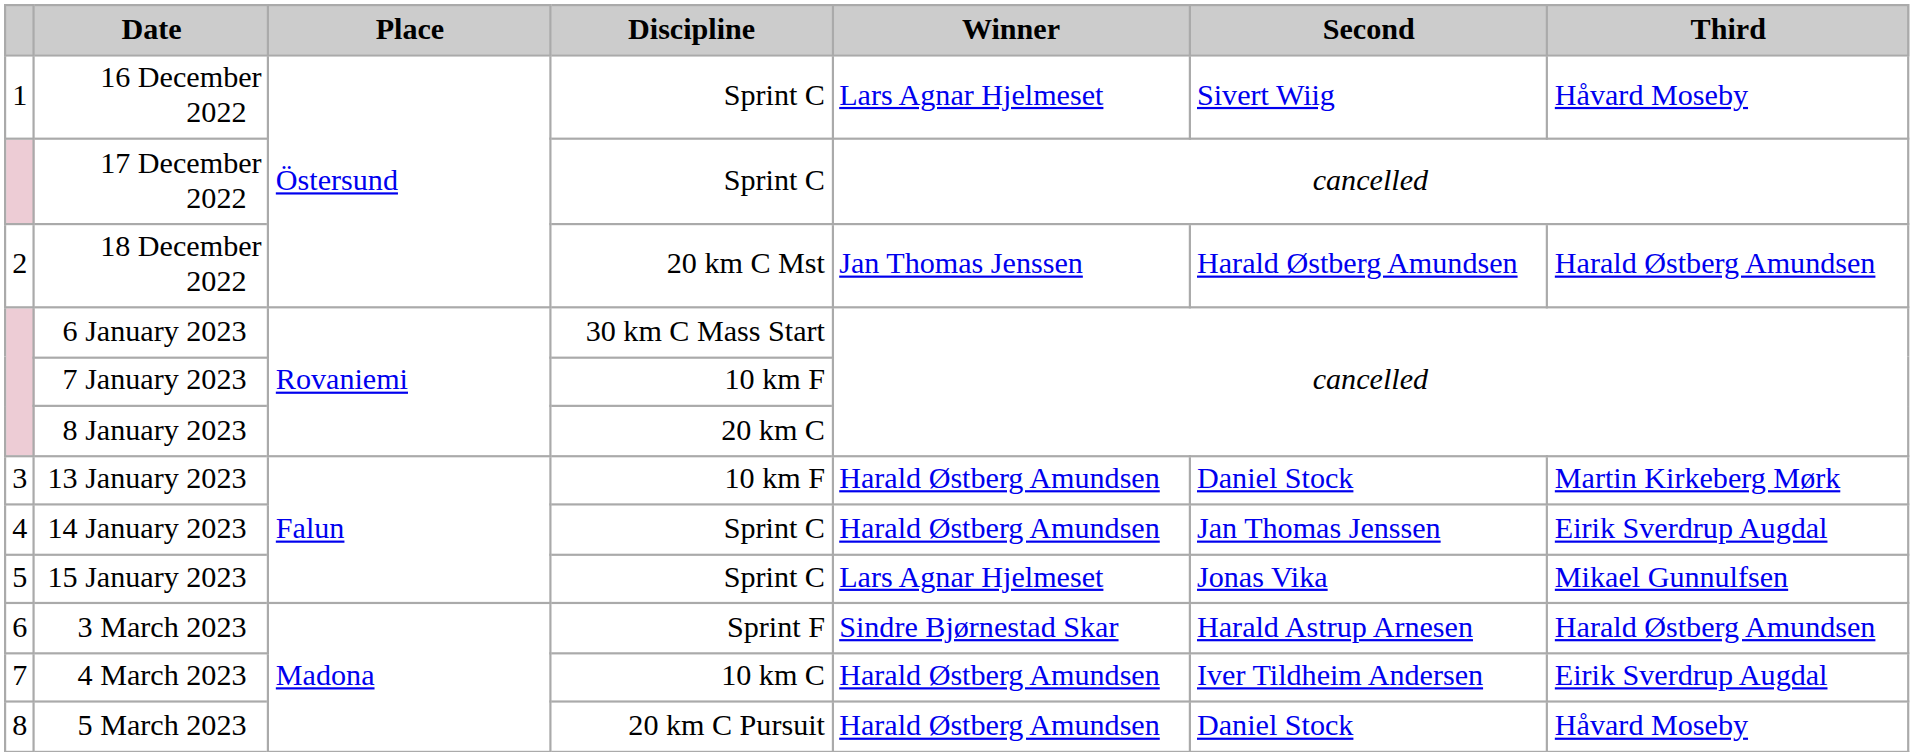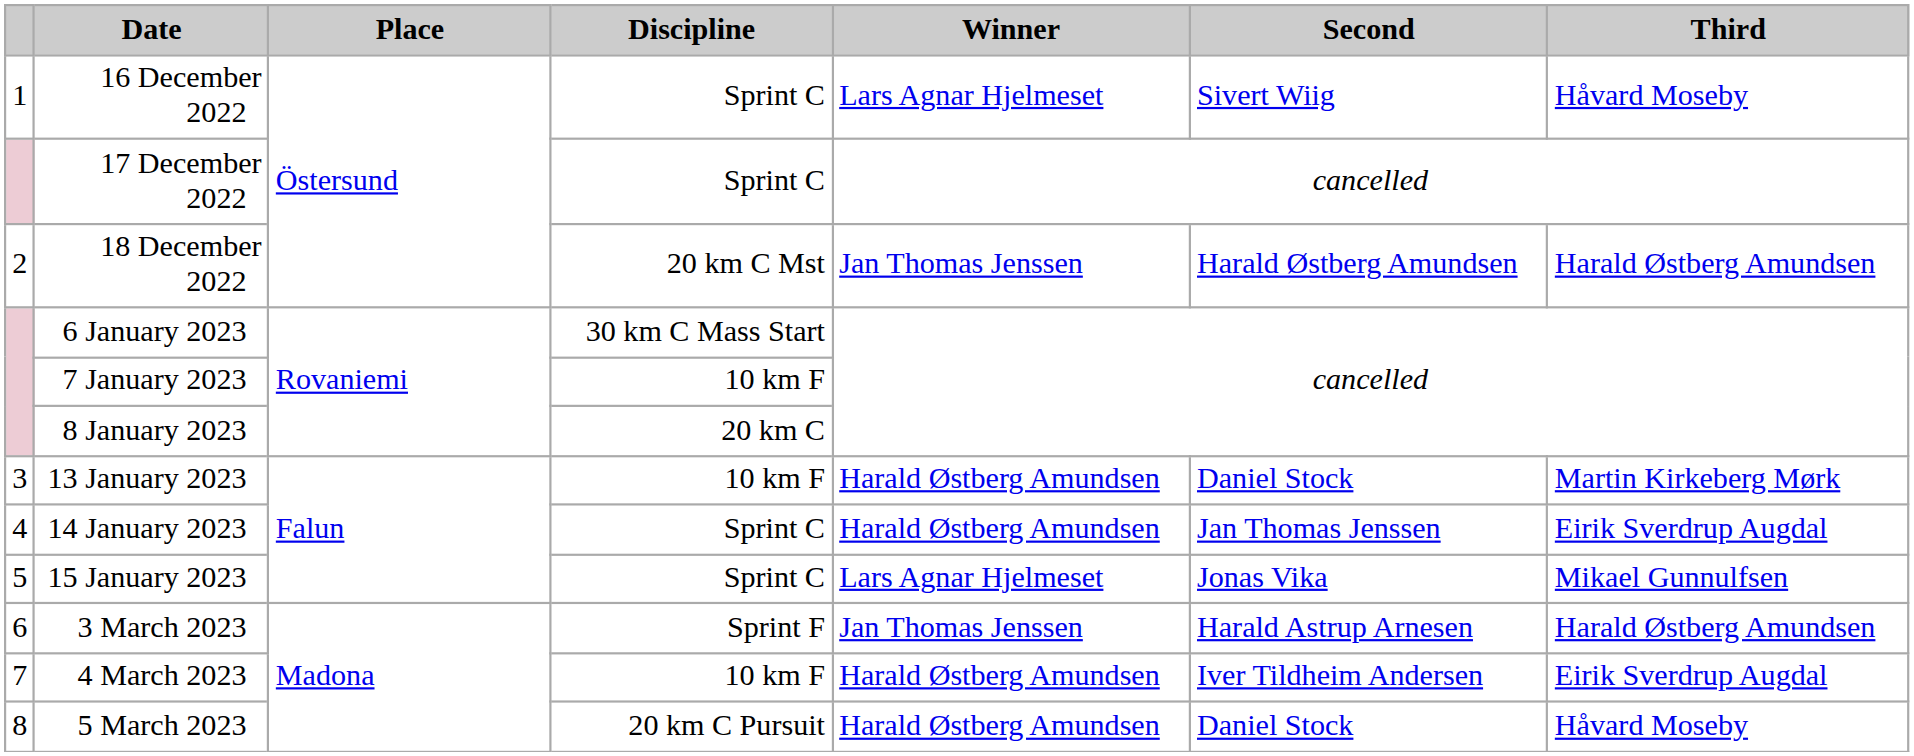(979, 626) Sindre Bjørnestad Skar -> (961, 626) Jan Thomas Jenssen
(773, 676) 10 km C -> (775, 676) 10 km F
